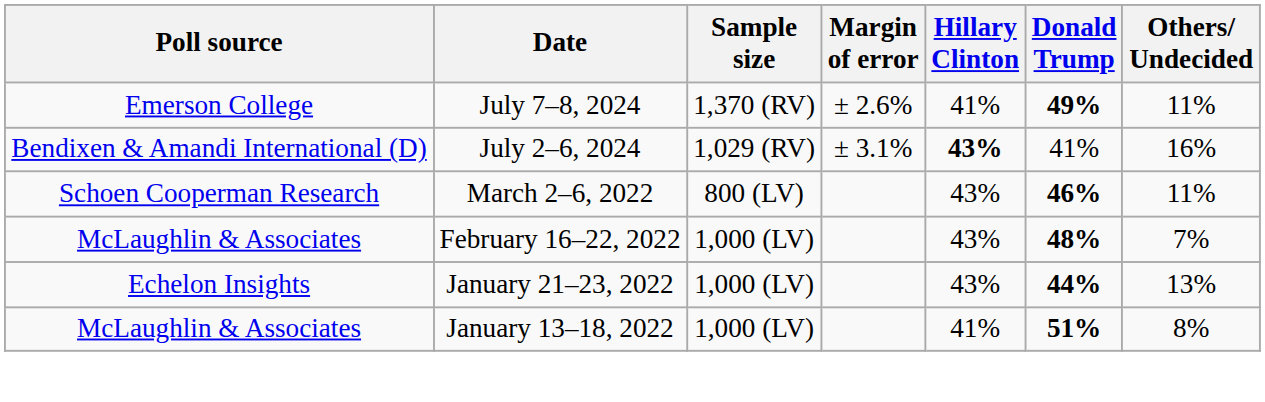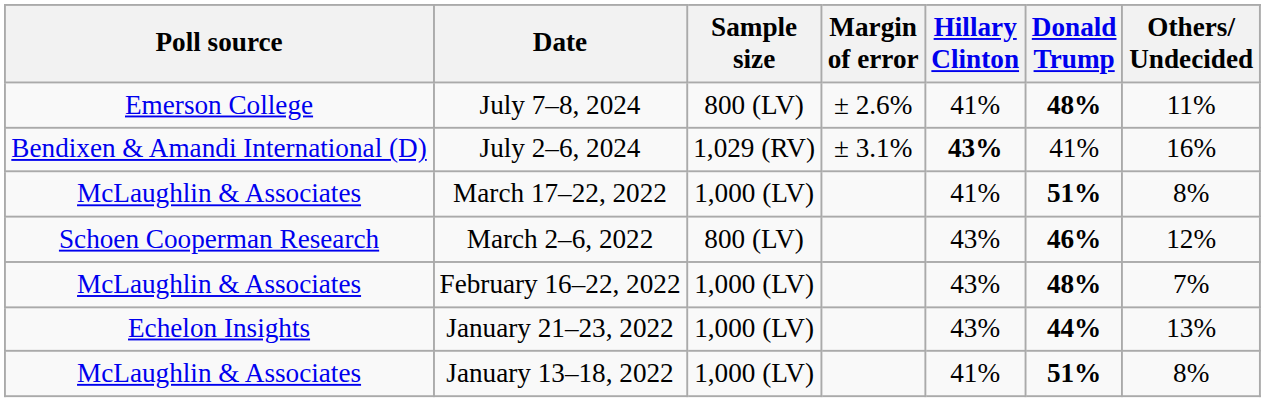(754, 104) 1,370 (RV) -> (754, 104) 800 (LV)
(1074, 104) 49% -> (1074, 104) 48%
+ row: (560, 194)
(1191, 194) 11% -> (1191, 239) 12%
